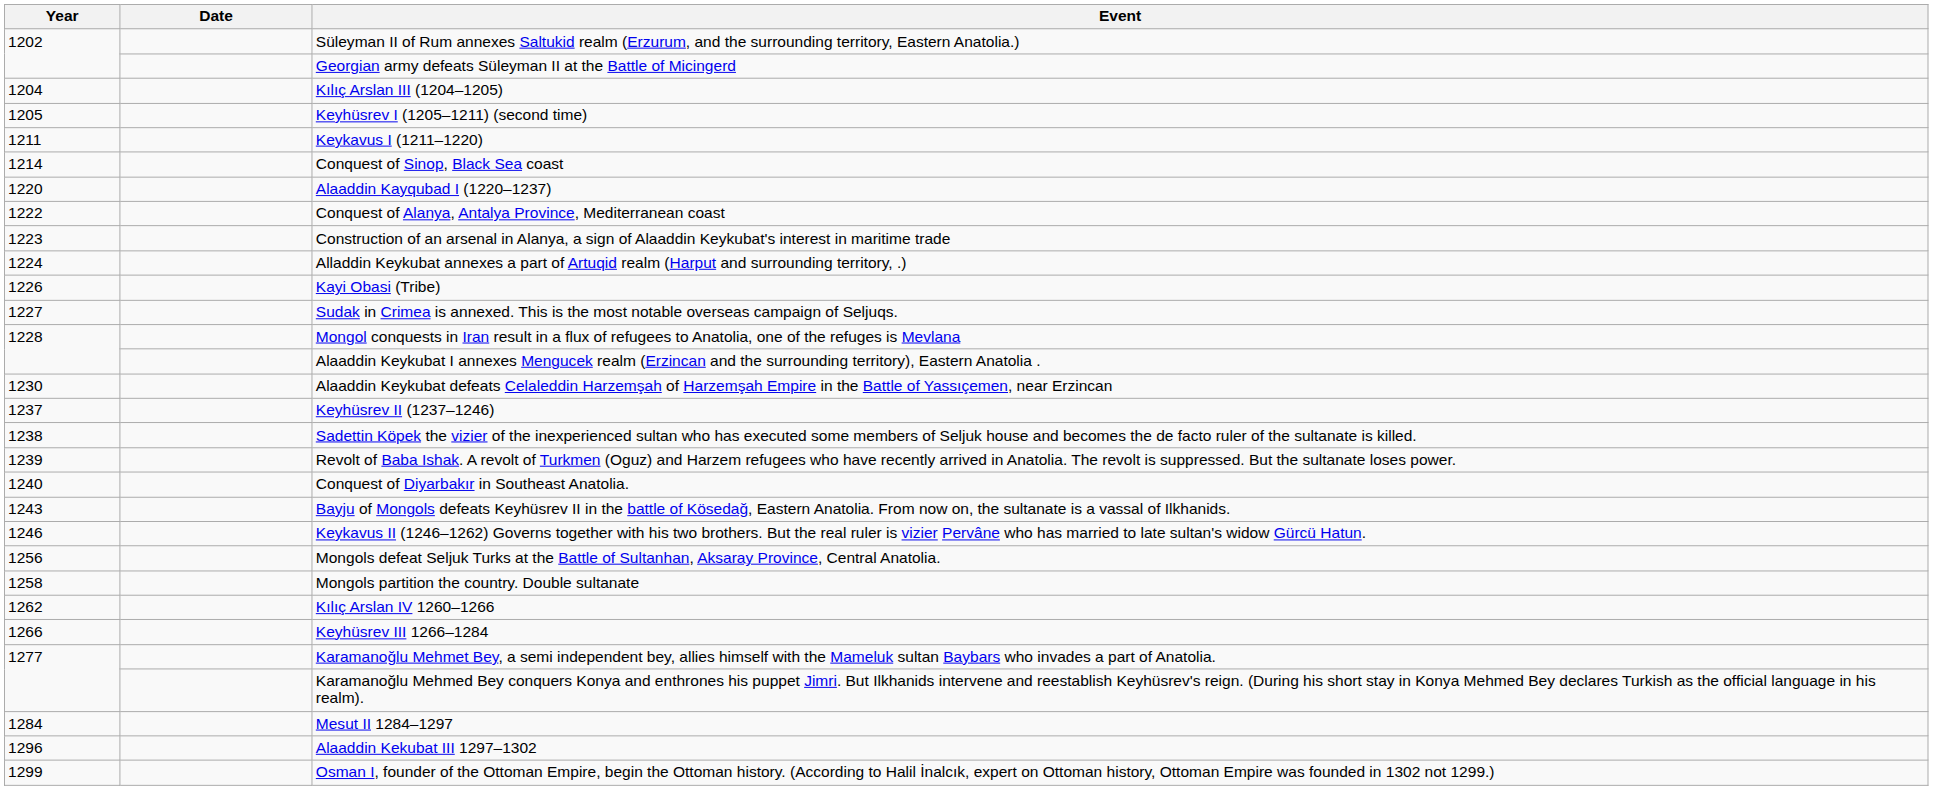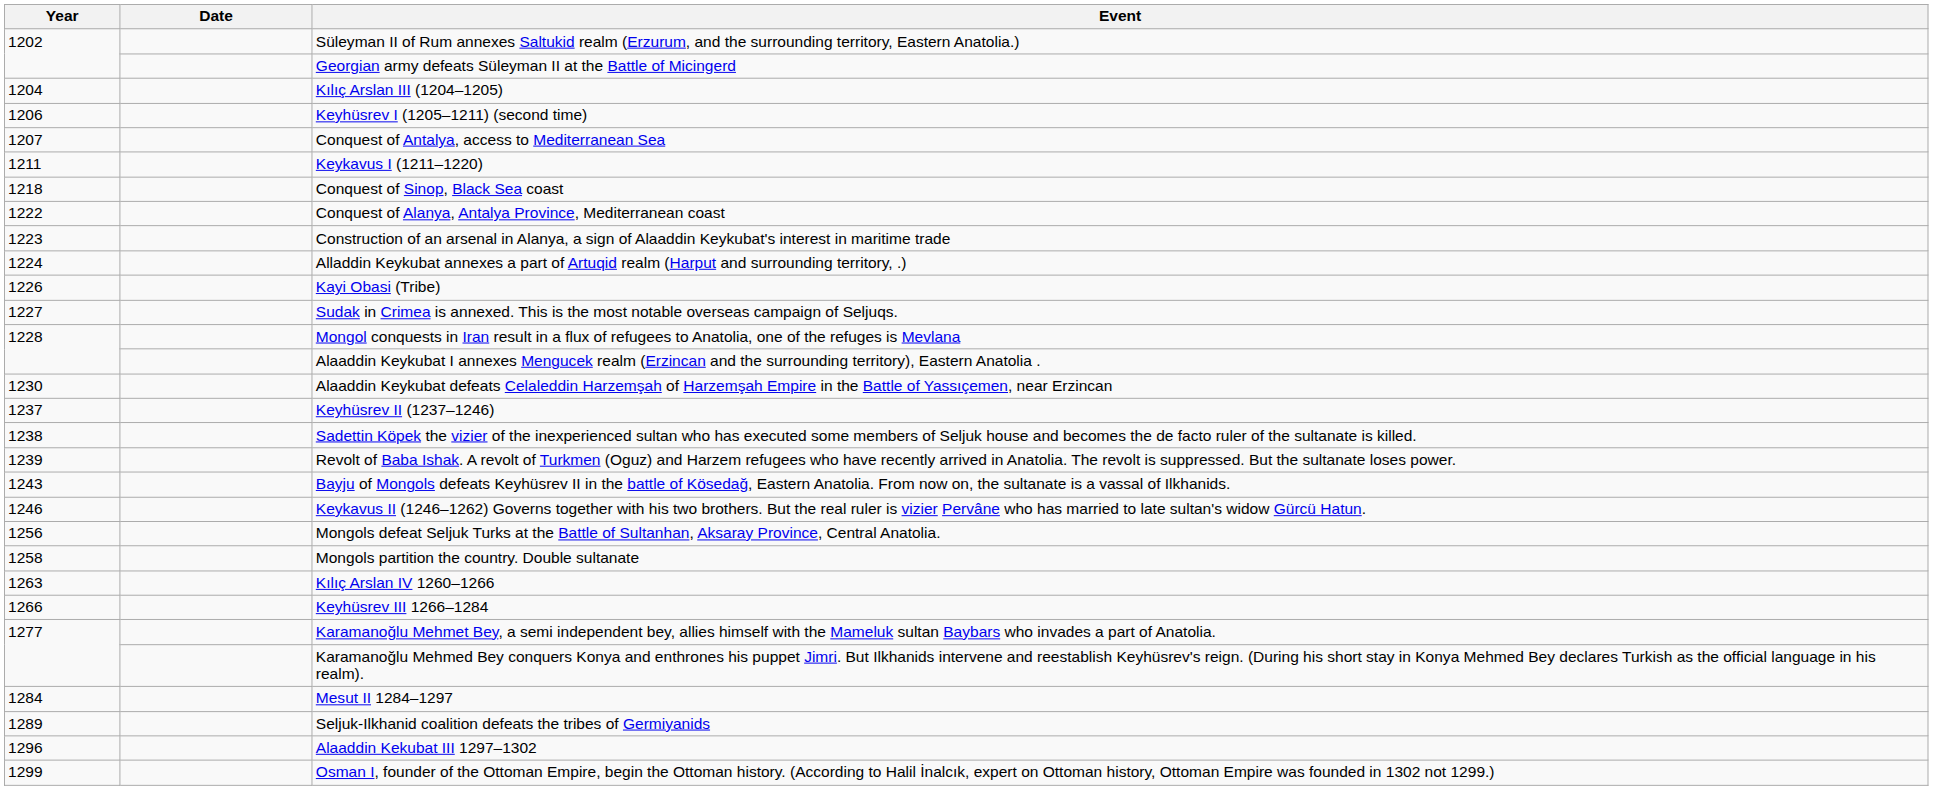(25, 115) 1205 -> (25, 115) 1206
+ row: (491, 139)
(25, 164) 1214 -> (25, 189) 1218
- row: (434, 189)
- row: (472, 484)
(25, 607) 1262 -> (25, 582) 1263
+ row: (513, 723)
